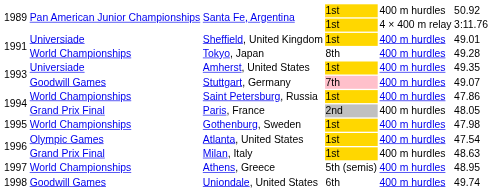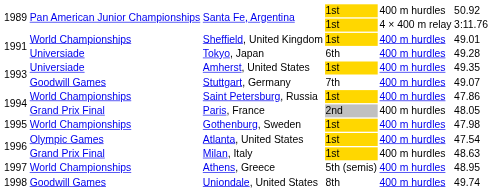(57, 39) Universiade -> (80, 39) World Championships
(80, 53) World Championships -> (57, 53) Universiade
(333, 53) 8th -> (333, 53) 6th
(333, 82) pink background -> (333, 82) no background
(333, 182) 6th -> (333, 182) 8th
